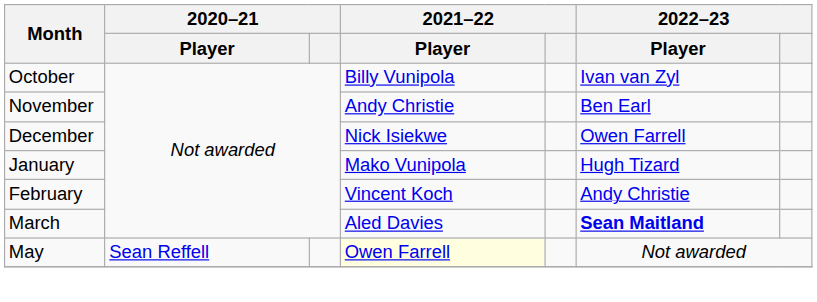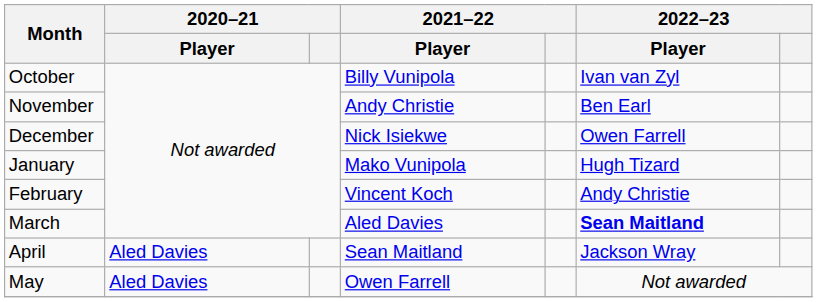+ row: (27, 252)
(159, 252) Sean Reffell -> (158, 281) Aled Davies
(397, 252) lightyellow background -> (397, 281) no background
